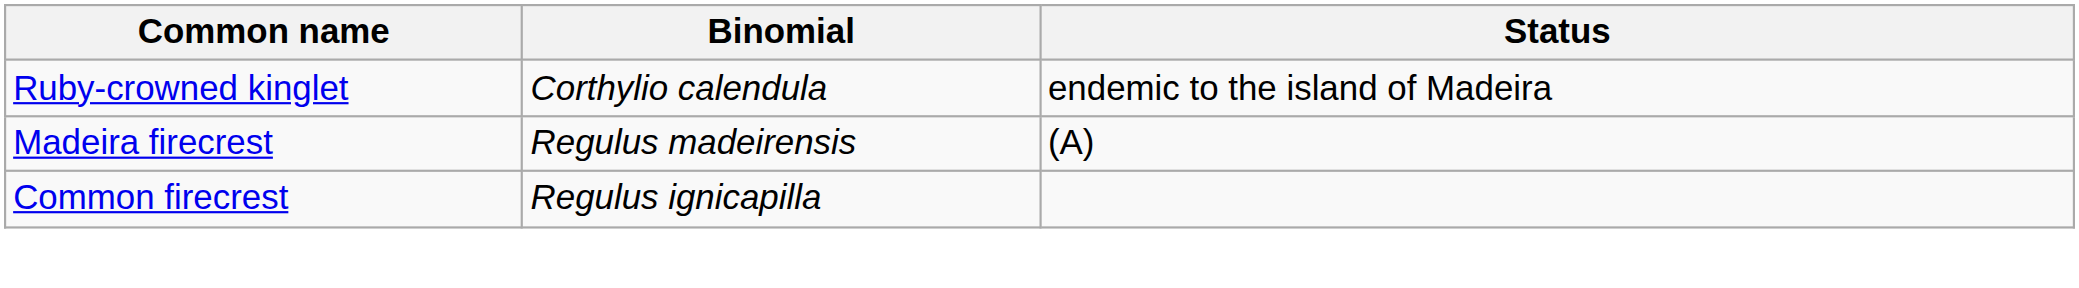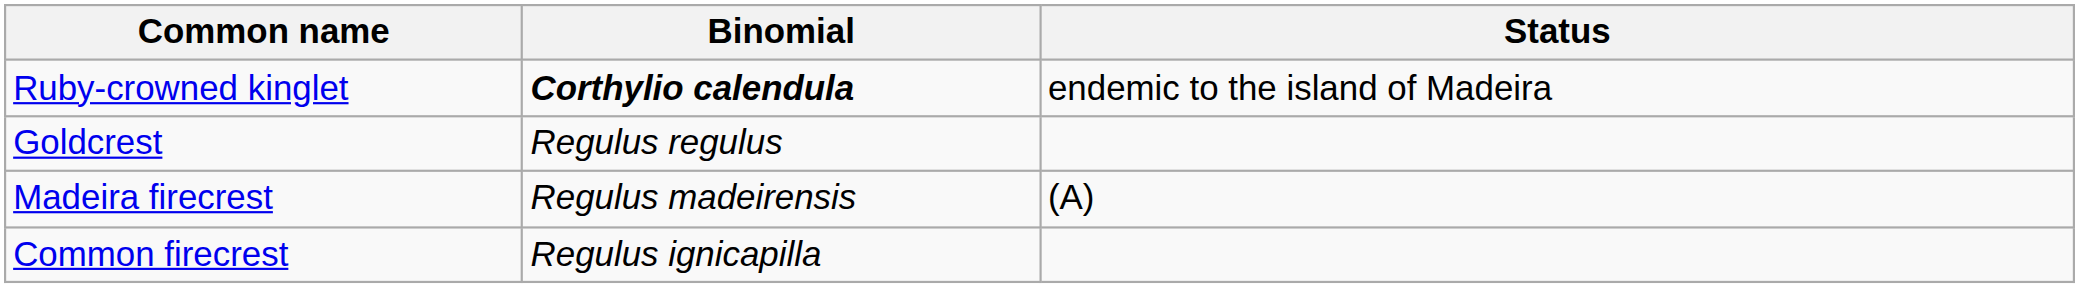(679, 87) normal -> (692, 87) bold
+ row: (88, 142)
